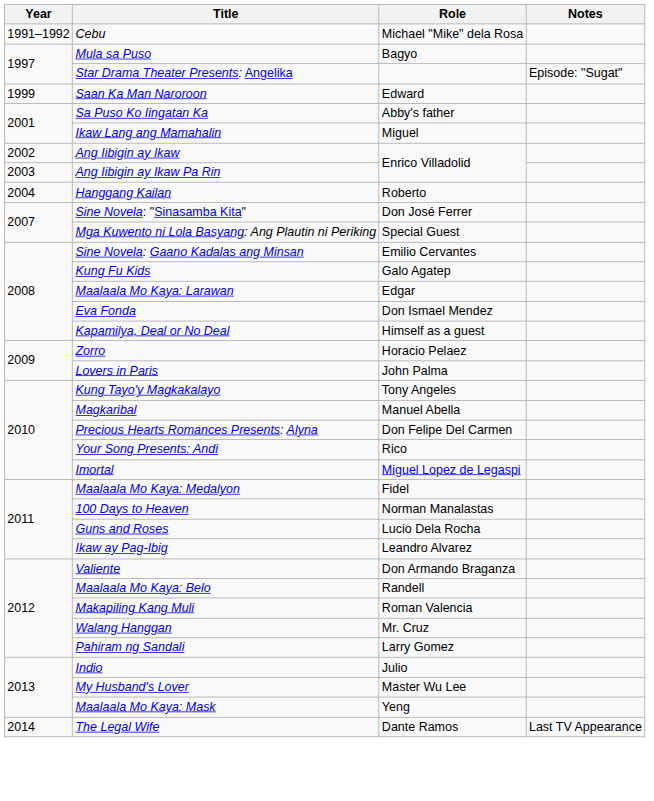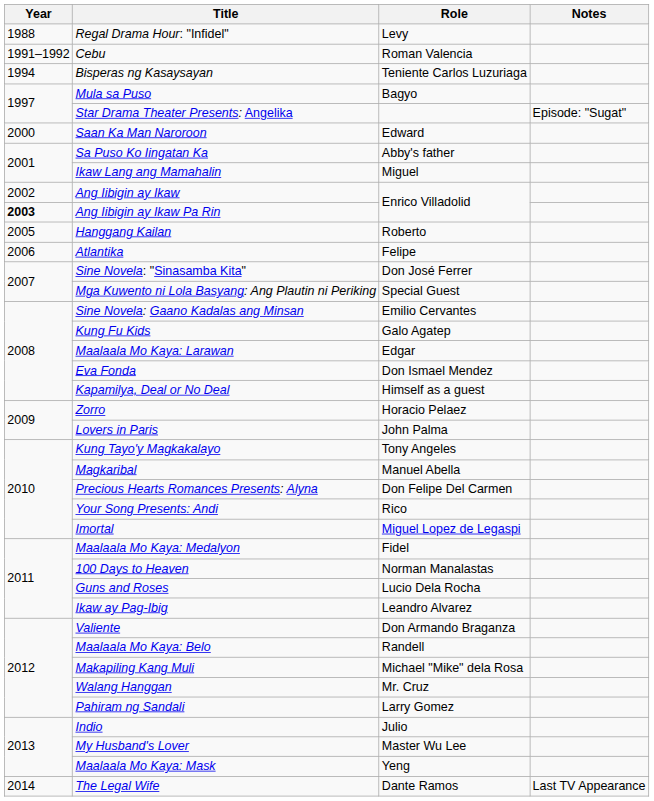+ row: (152, 34)
(453, 34) Michael "Mike" dela Rosa -> (427, 53) Roman Valencia
+ row: (144, 73)
(21, 93) 1999 -> (21, 133) 2000
(21, 172) normal -> (21, 212) bold
(21, 192) 2004 -> (21, 232) 2005
+ row: (99, 251)
(427, 608) Roman Valencia -> (453, 667) Michael "Mike" dela Rosa
